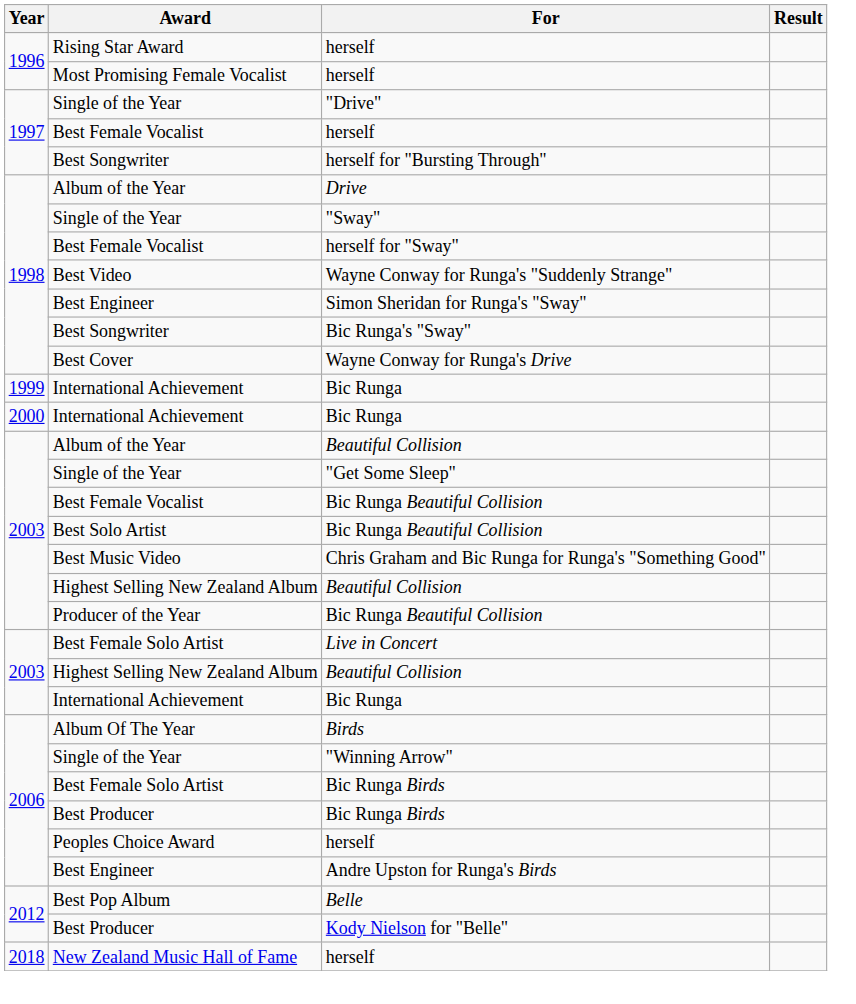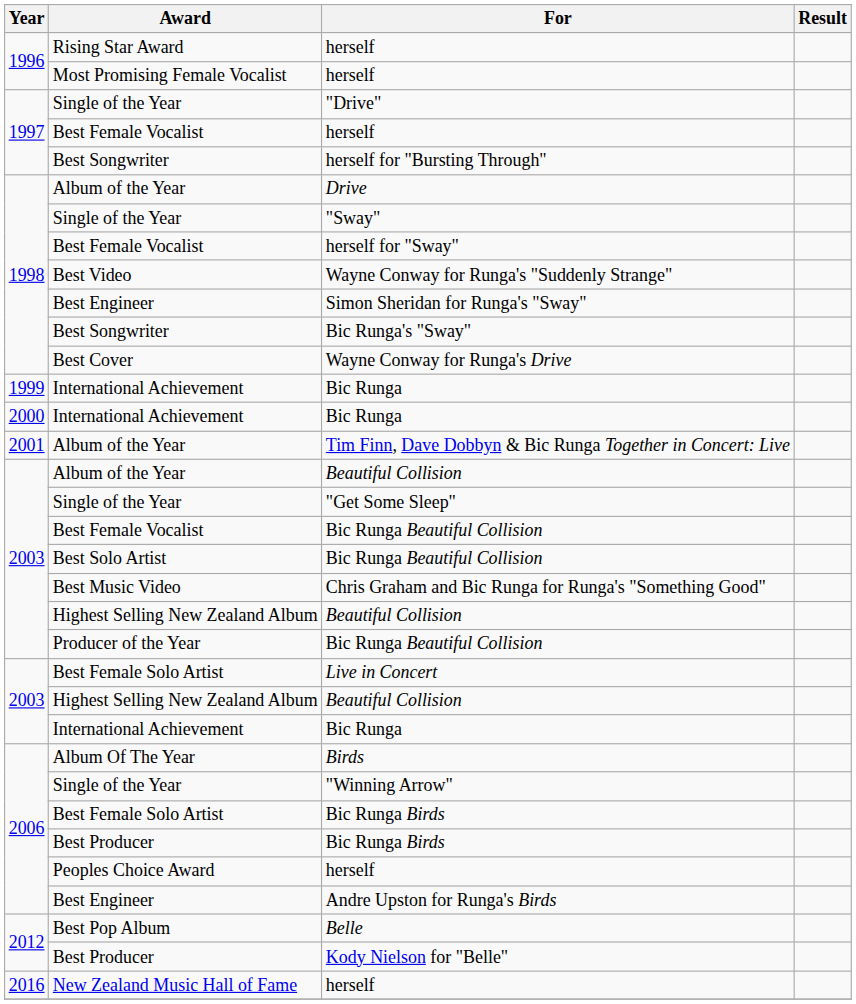+ row: (119, 445)
(27, 956) 2018 -> (27, 984) 2016
